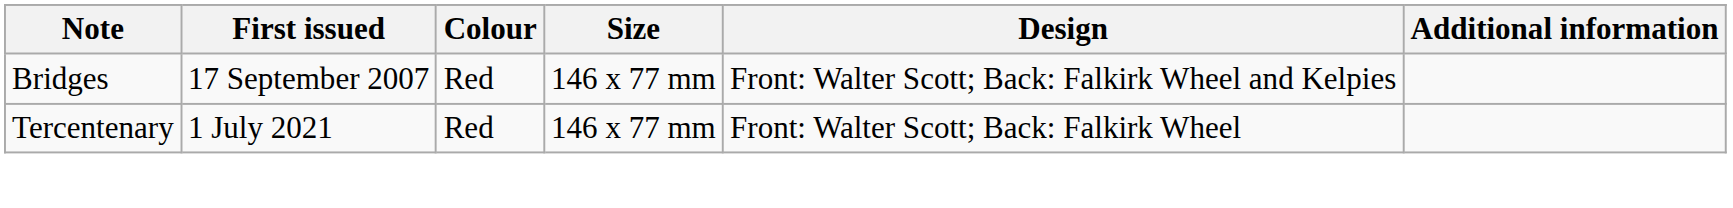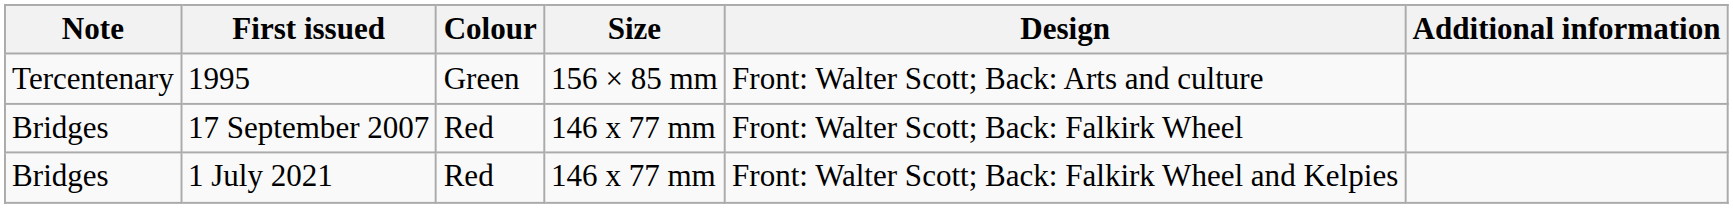+ row: (219, 78)
(1063, 78) Front: Walter Scott; Back: Falkirk Wheel and Kelpies -> (988, 127) Front: Walter Scott; Back: Falkirk Wheel
(93, 127) Tercentenary -> (60, 176) Bridges
(986, 127) Front: Walter Scott; Back: Falkirk Wheel -> (1065, 176) Front: Walter Scott; Back: Falkirk Wheel and Kelpies
